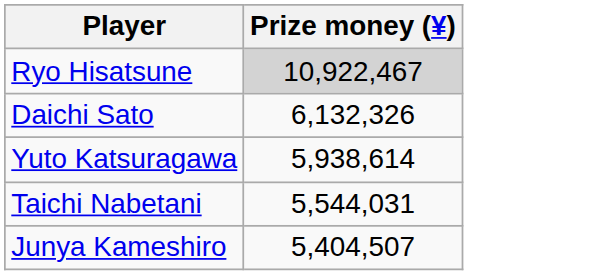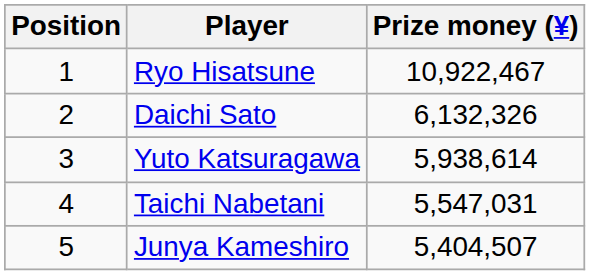+ column: (66, 26)
(353, 70) lightgrey background -> (476, 70) no background
(353, 203) 5,544,031 -> (476, 203) 5,547,031
